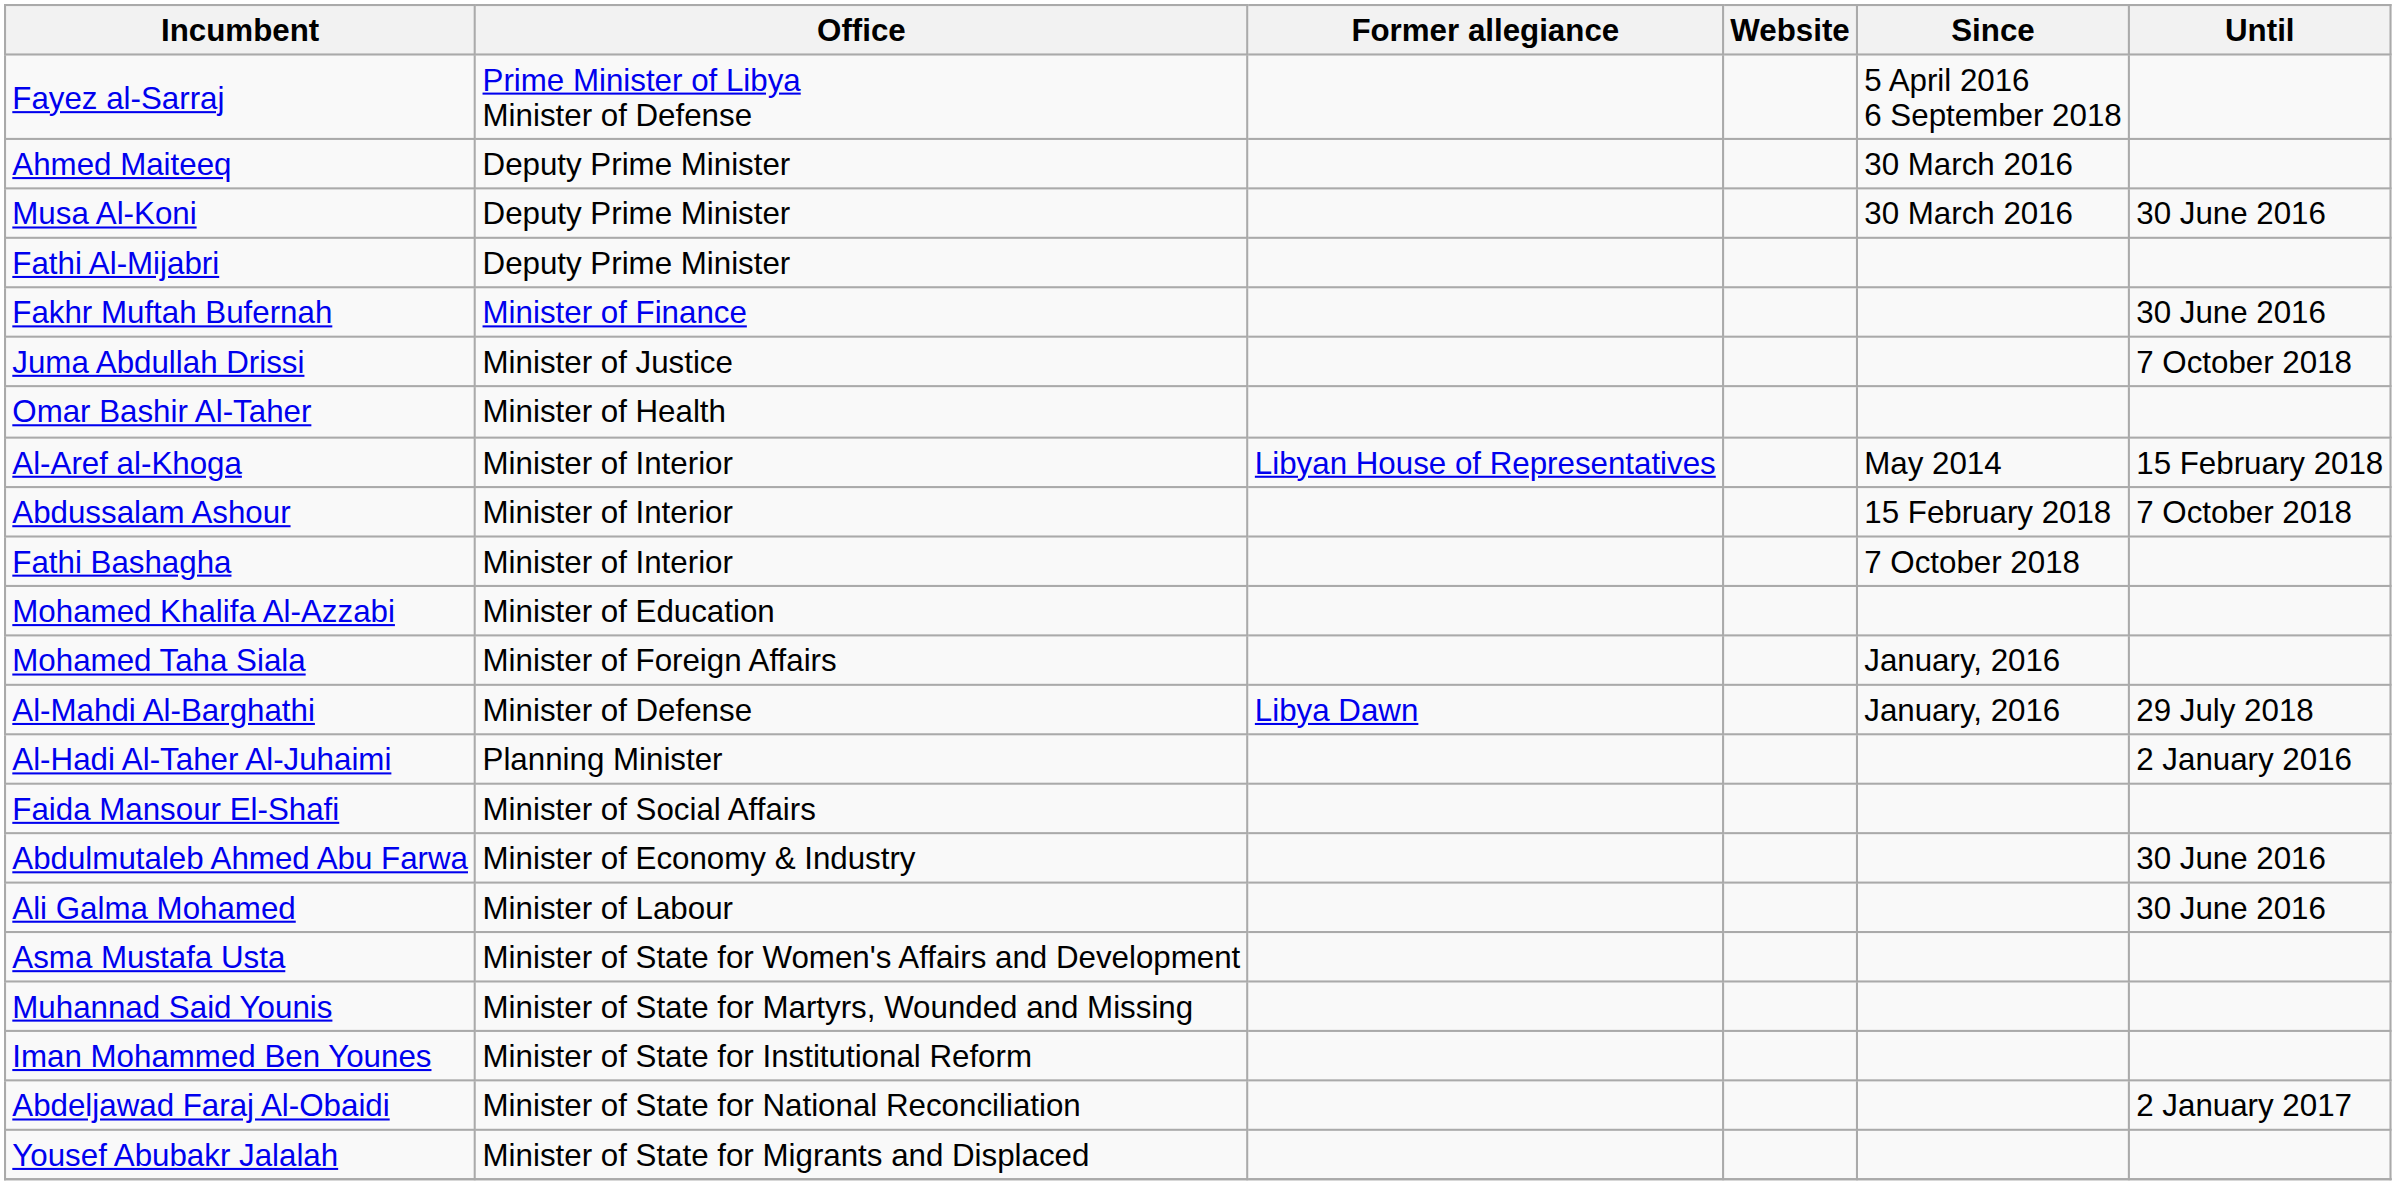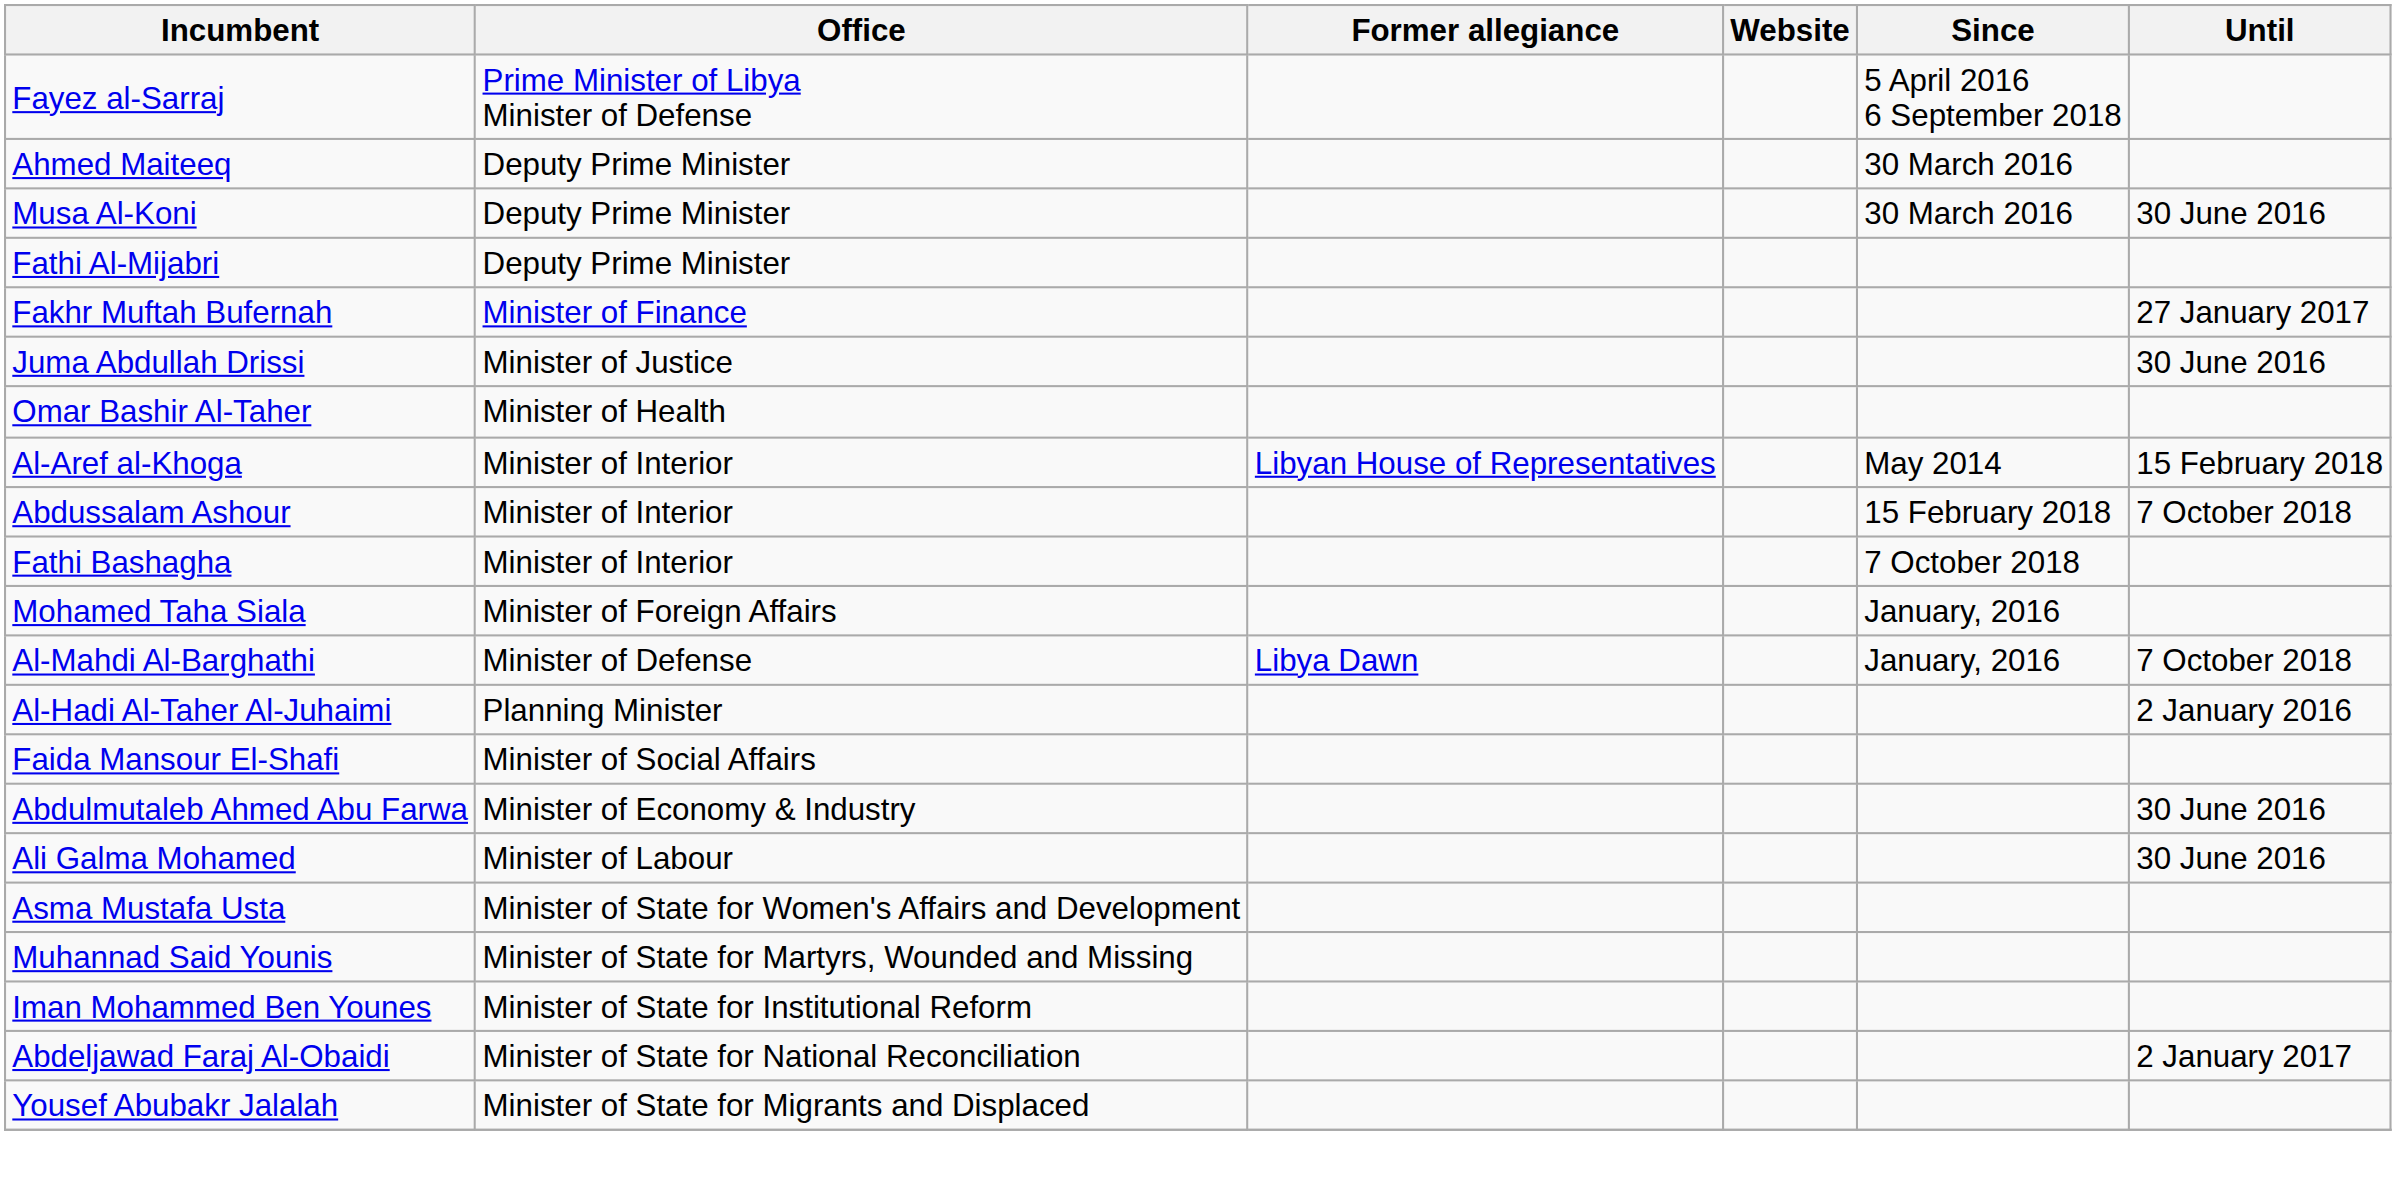(2231, 313) 30 June 2016 -> (2253, 313) 27 January 2017
(2244, 362) 7 October 2018 -> (2231, 362) 30 June 2016
- row: (204, 610)
(2225, 709) 29 July 2018 -> (2244, 660) 7 October 2018
